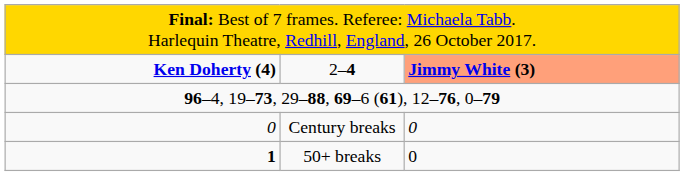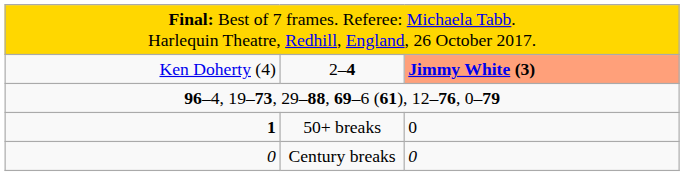(215, 69) bold -> (218, 69) normal
rows swapped: (342, 127) <-> (342, 156)
